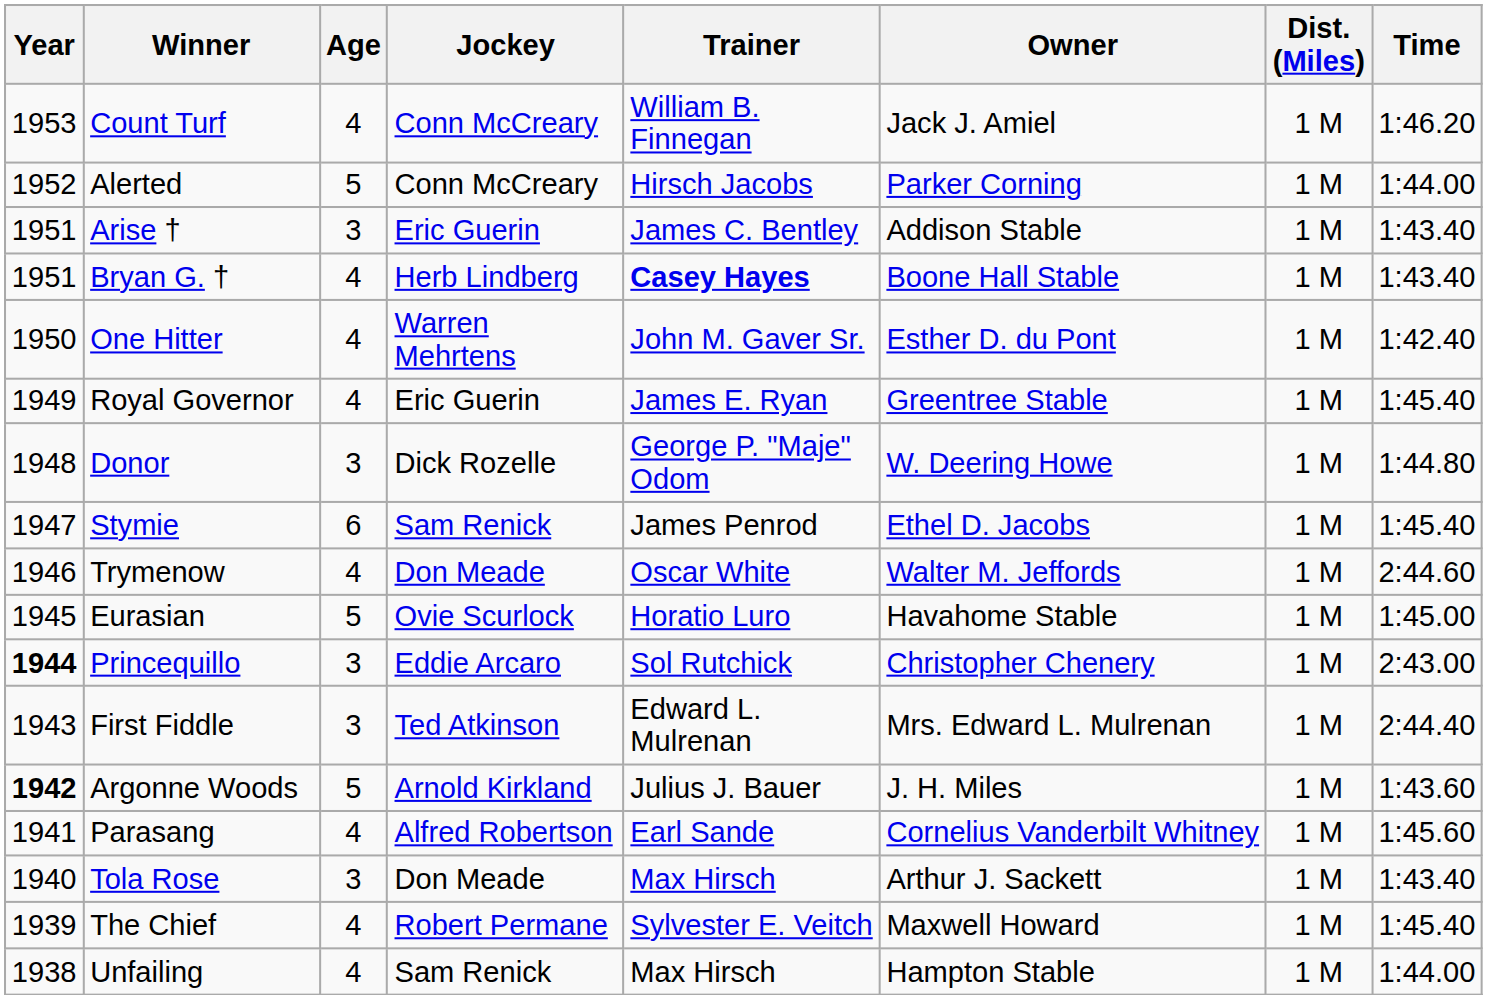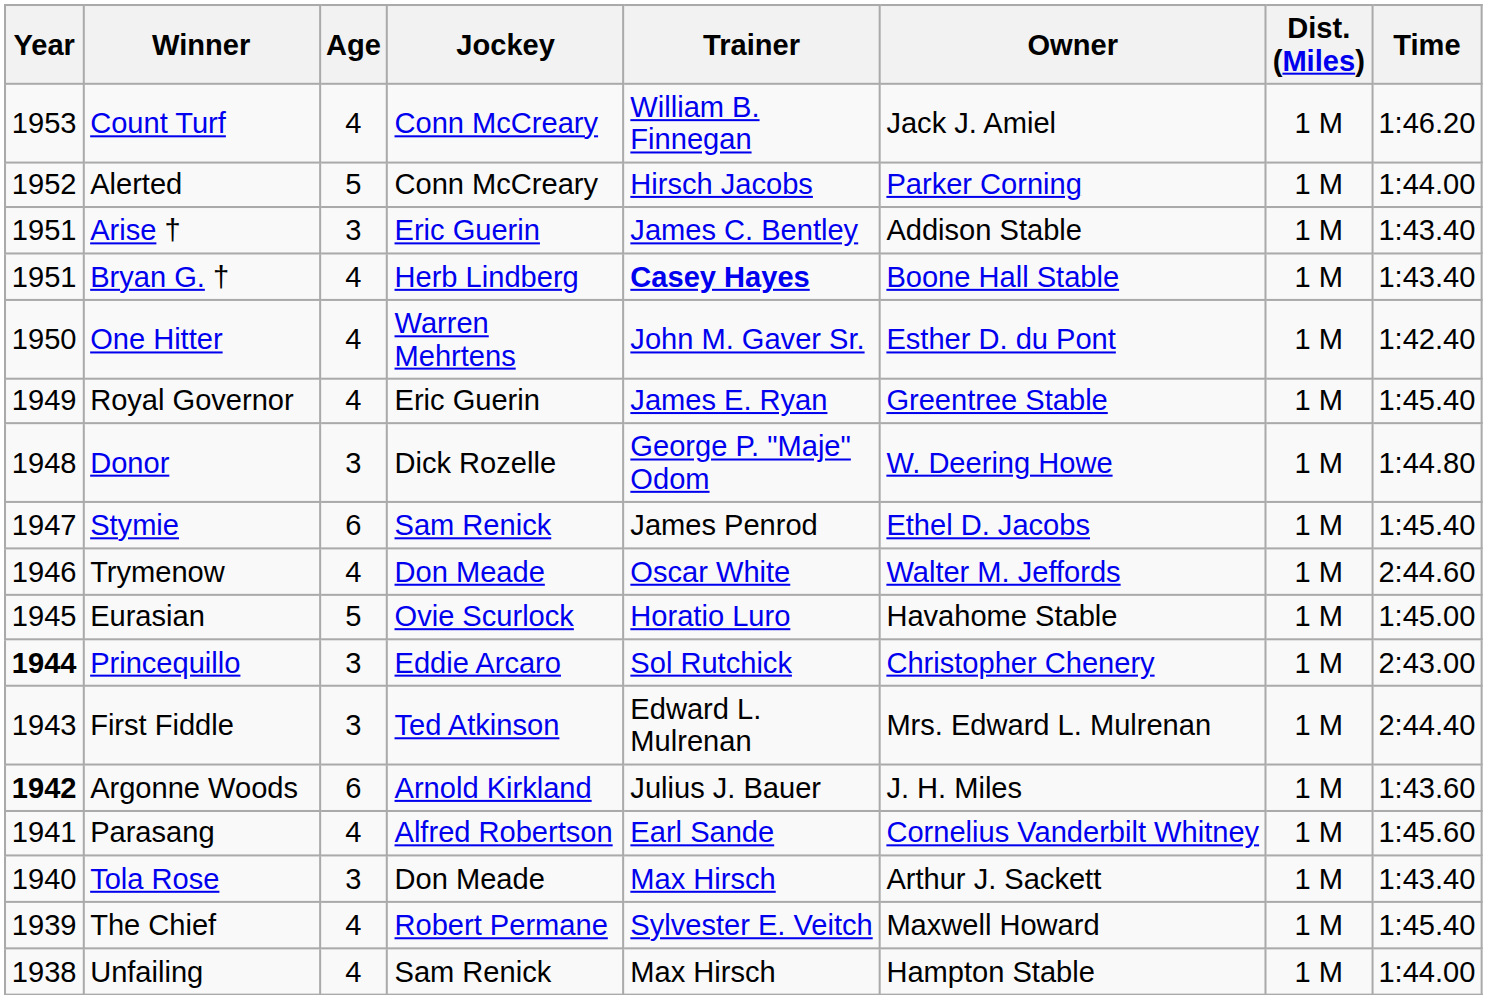(353, 787) 5 -> (353, 787) 6
